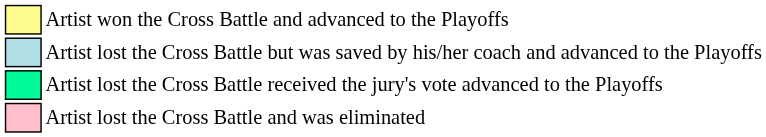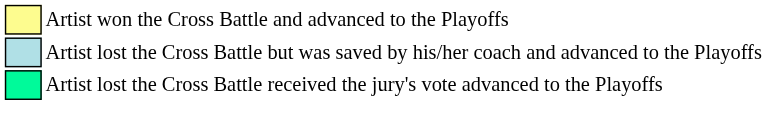- row: (235, 117)
